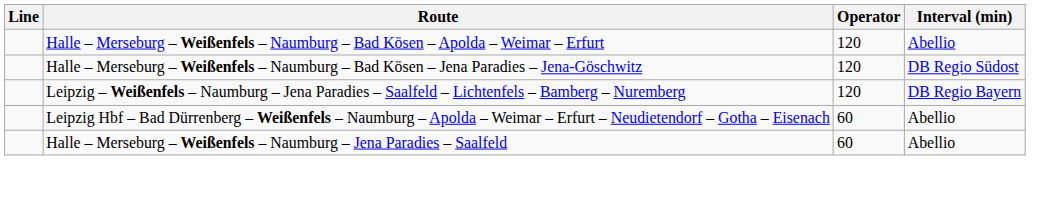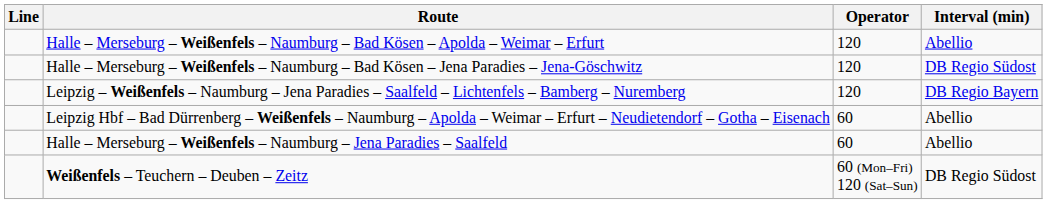+ row: (177, 176)
